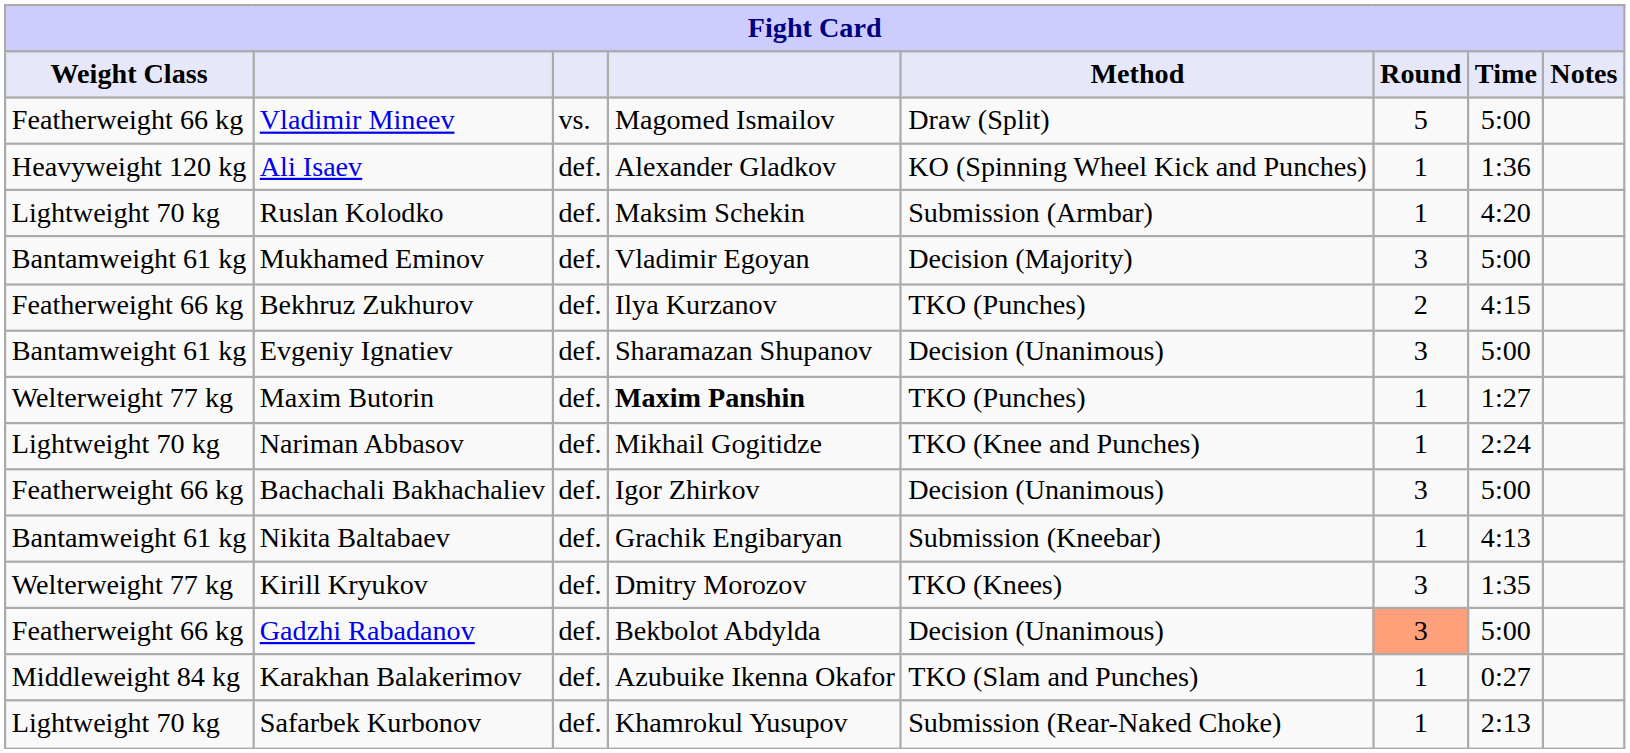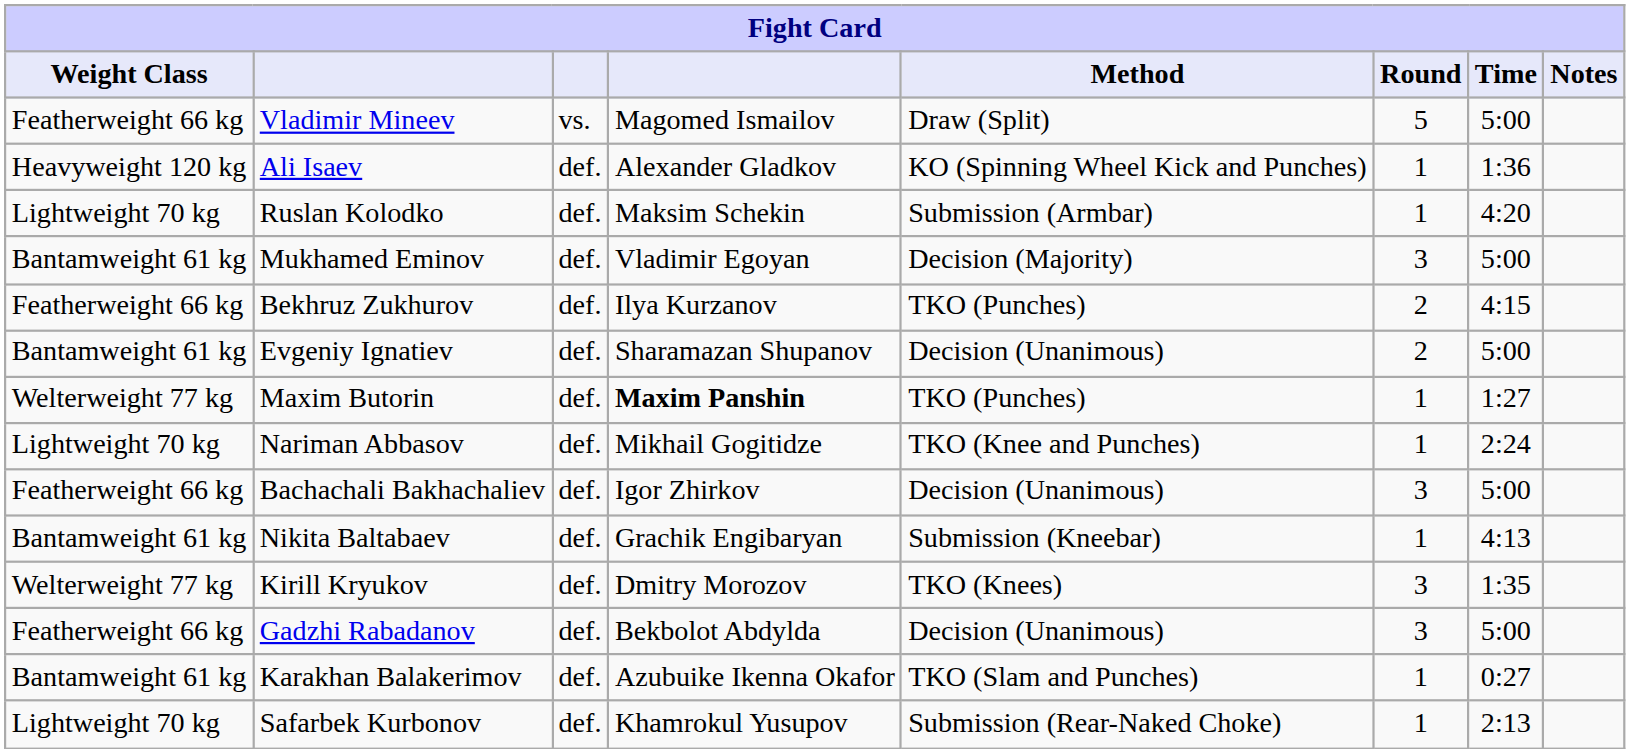(1421, 352) 3 -> (1421, 352) 2
(1421, 630) lightsalmon background -> (1421, 630) no background
(126, 677) Middleweight 84 kg -> (129, 677) Bantamweight 61 kg
